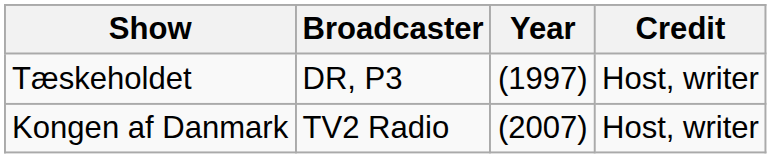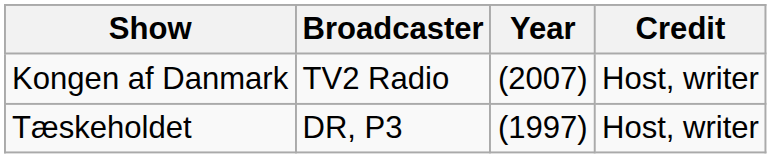rows swapped: (102, 78) <-> (150, 127)
